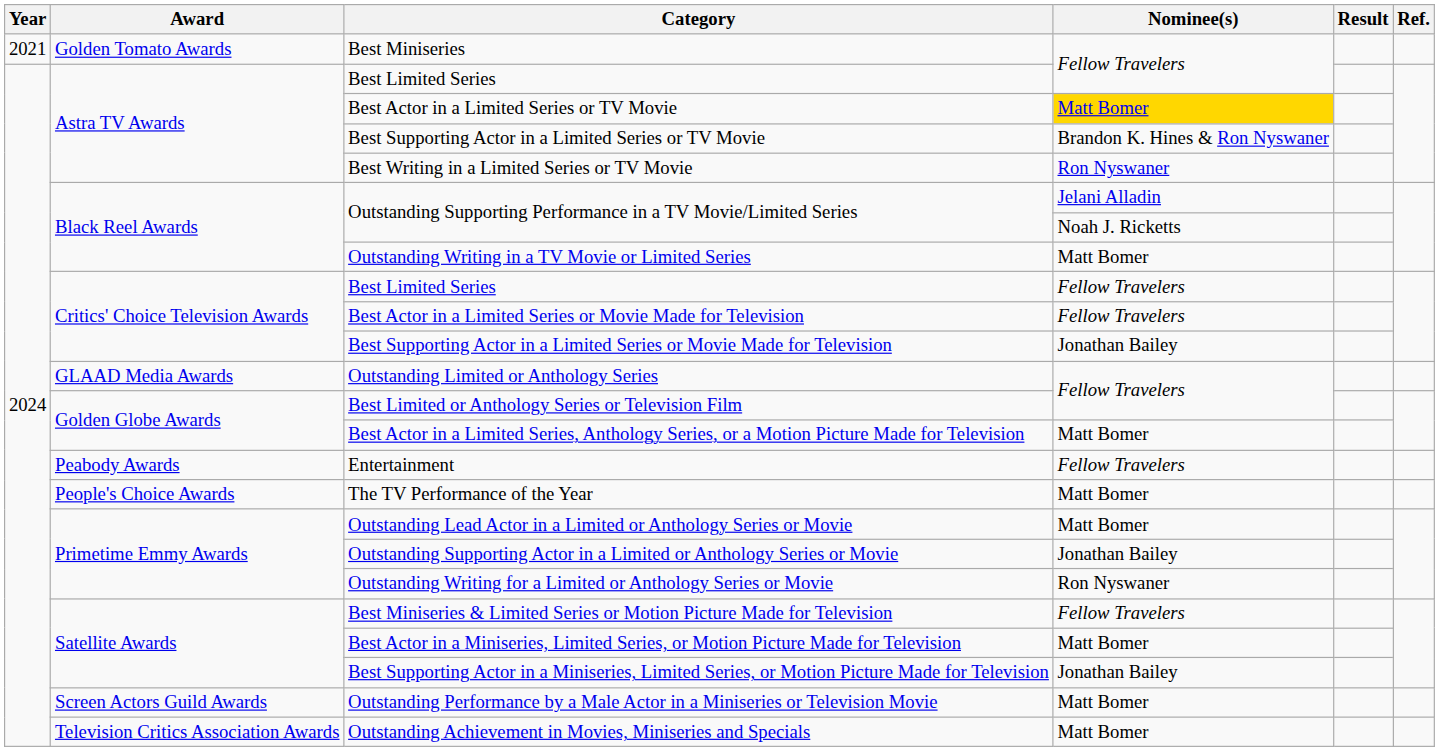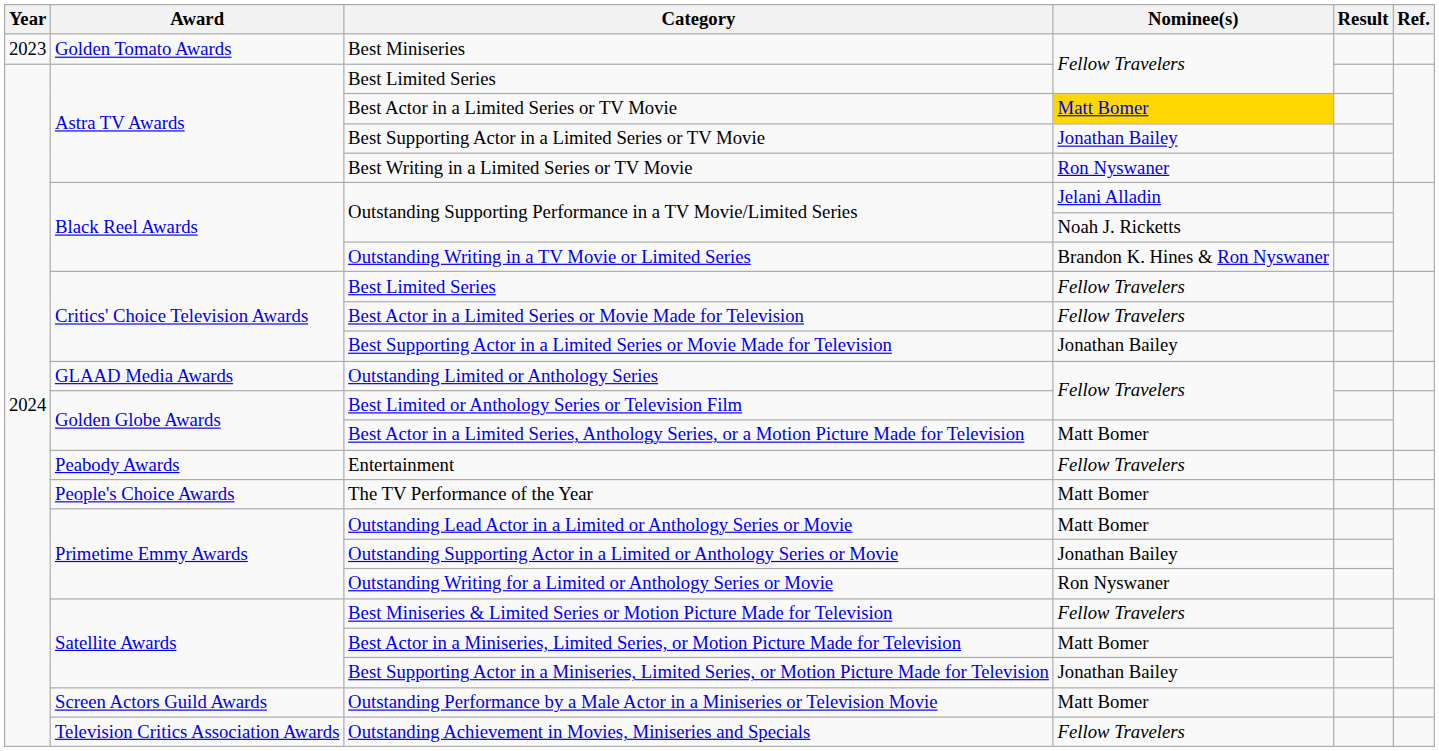(28, 49) 2021 -> (28, 49) 2023
(1193, 138) Brandon K. Hines & Ron Nyswaner -> (1118, 138) Jonathan Bailey
(1103, 256) Matt Bomer -> (1193, 256) Brandon K. Hines & Ron Nyswaner
(1103, 731) Matt Bomer -> (1121, 731) Fellow Travelers
